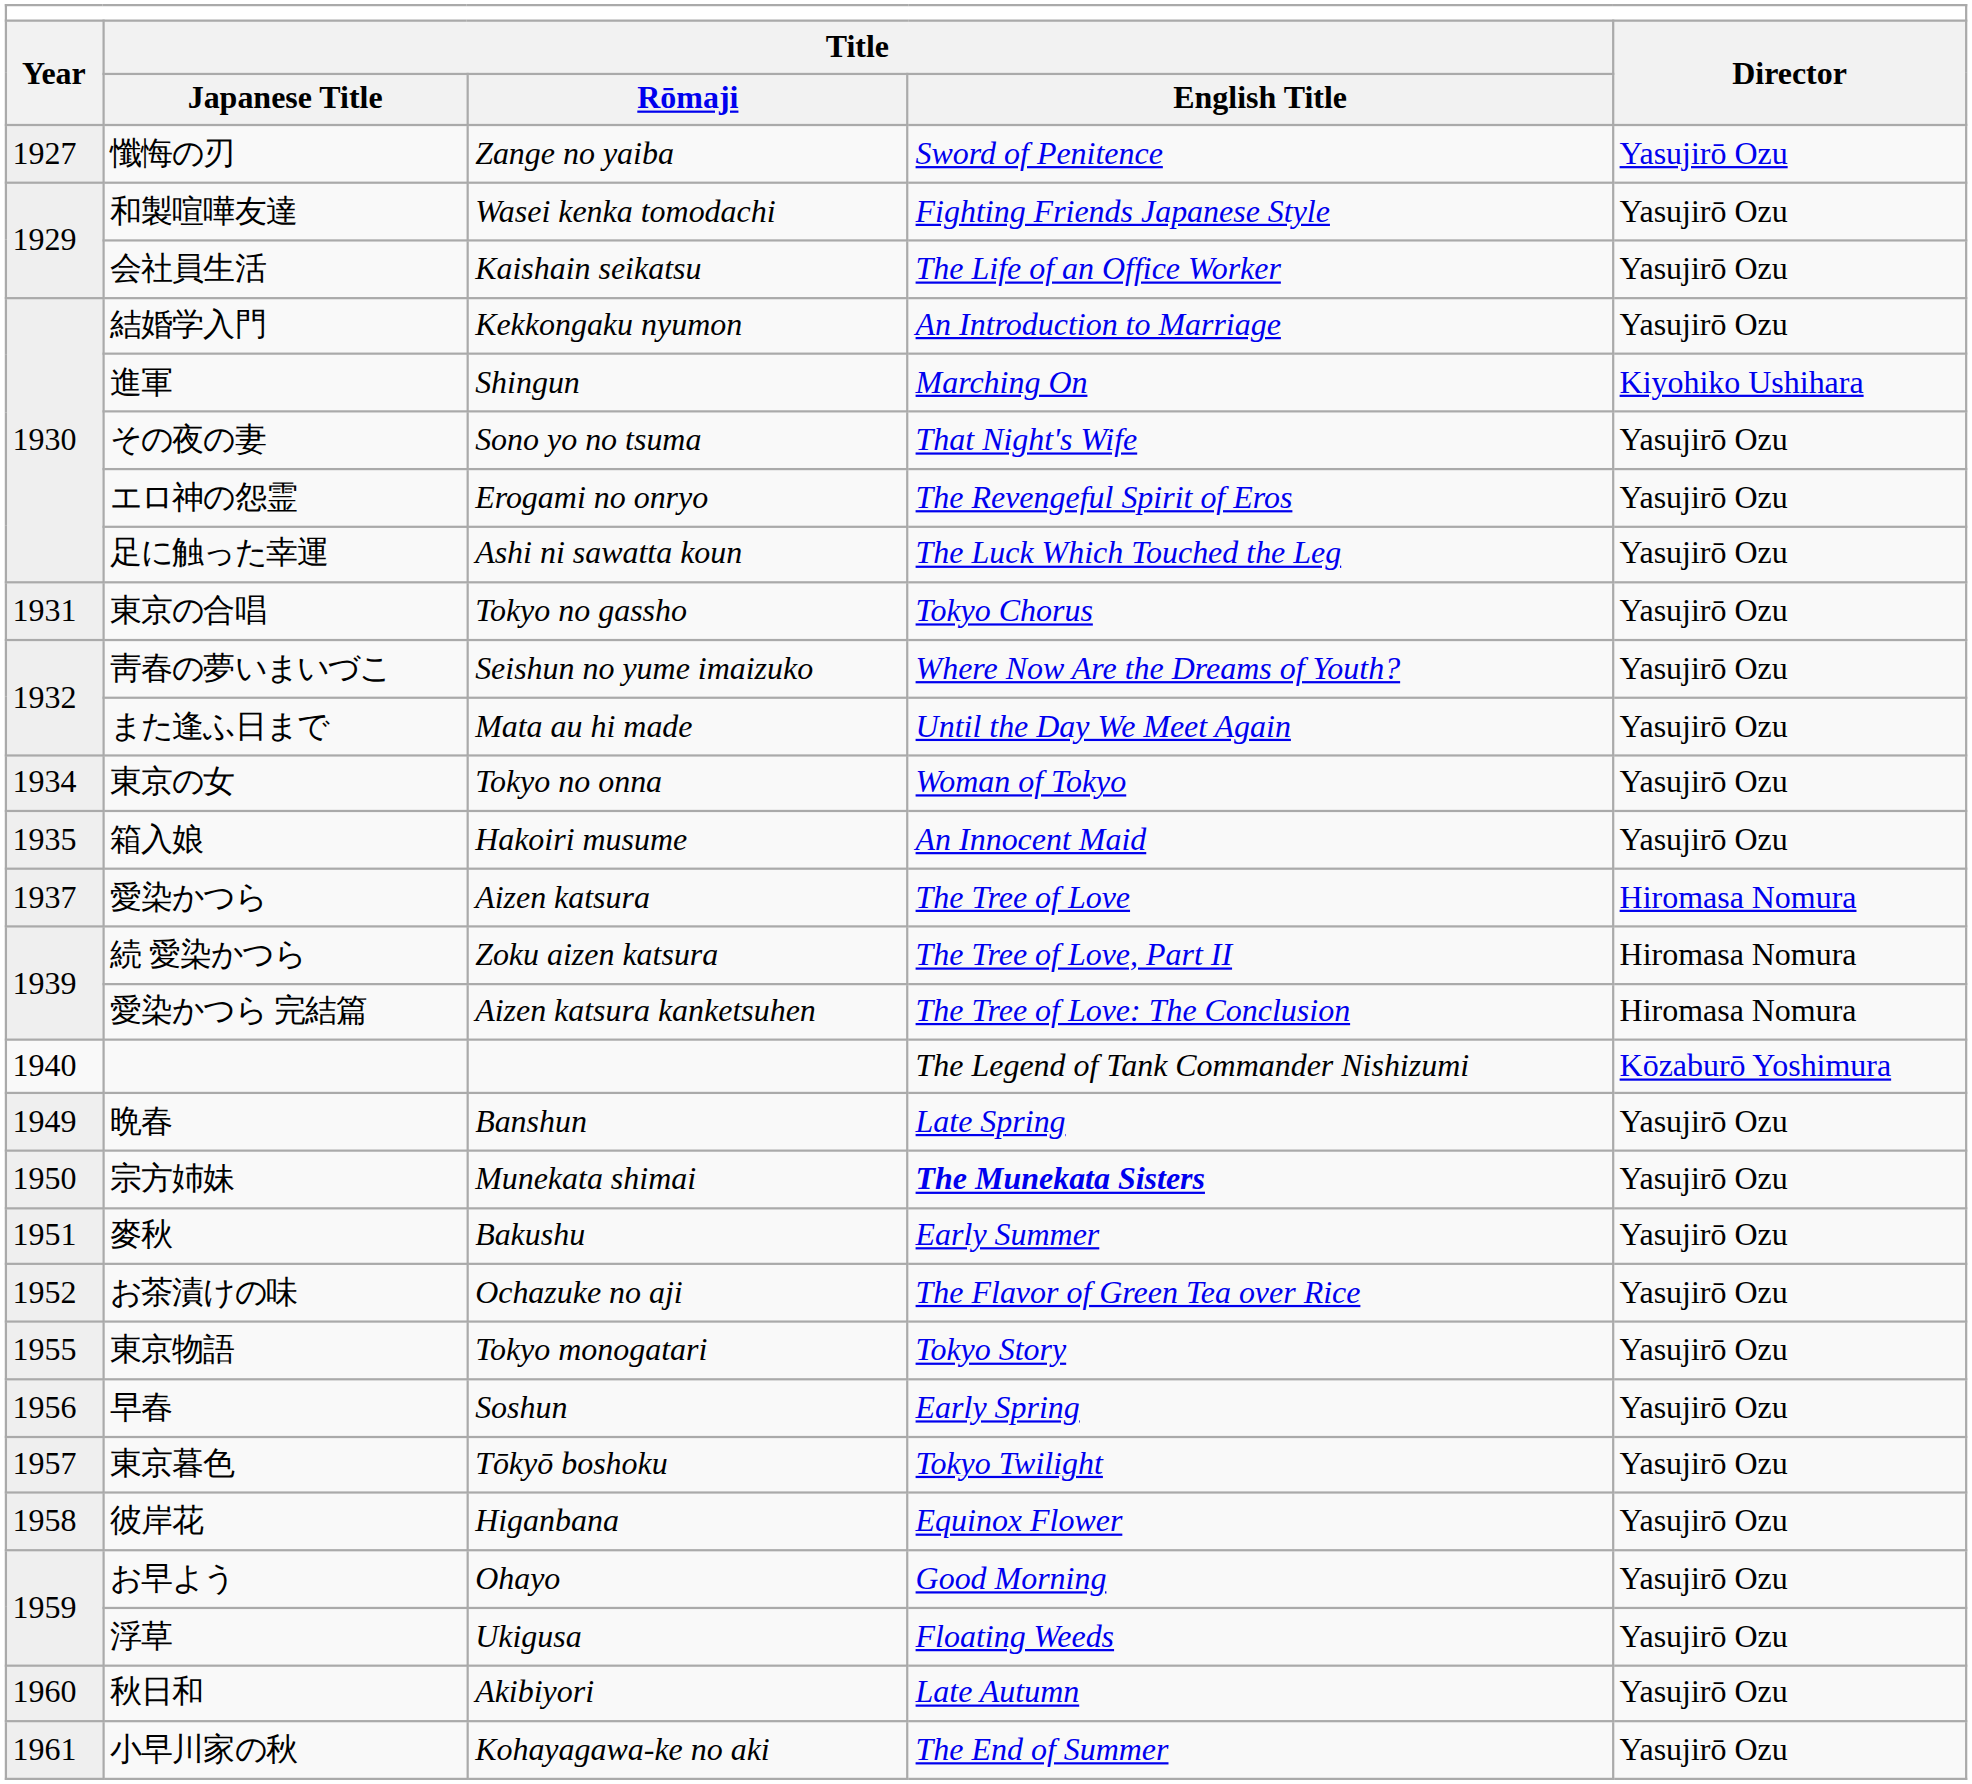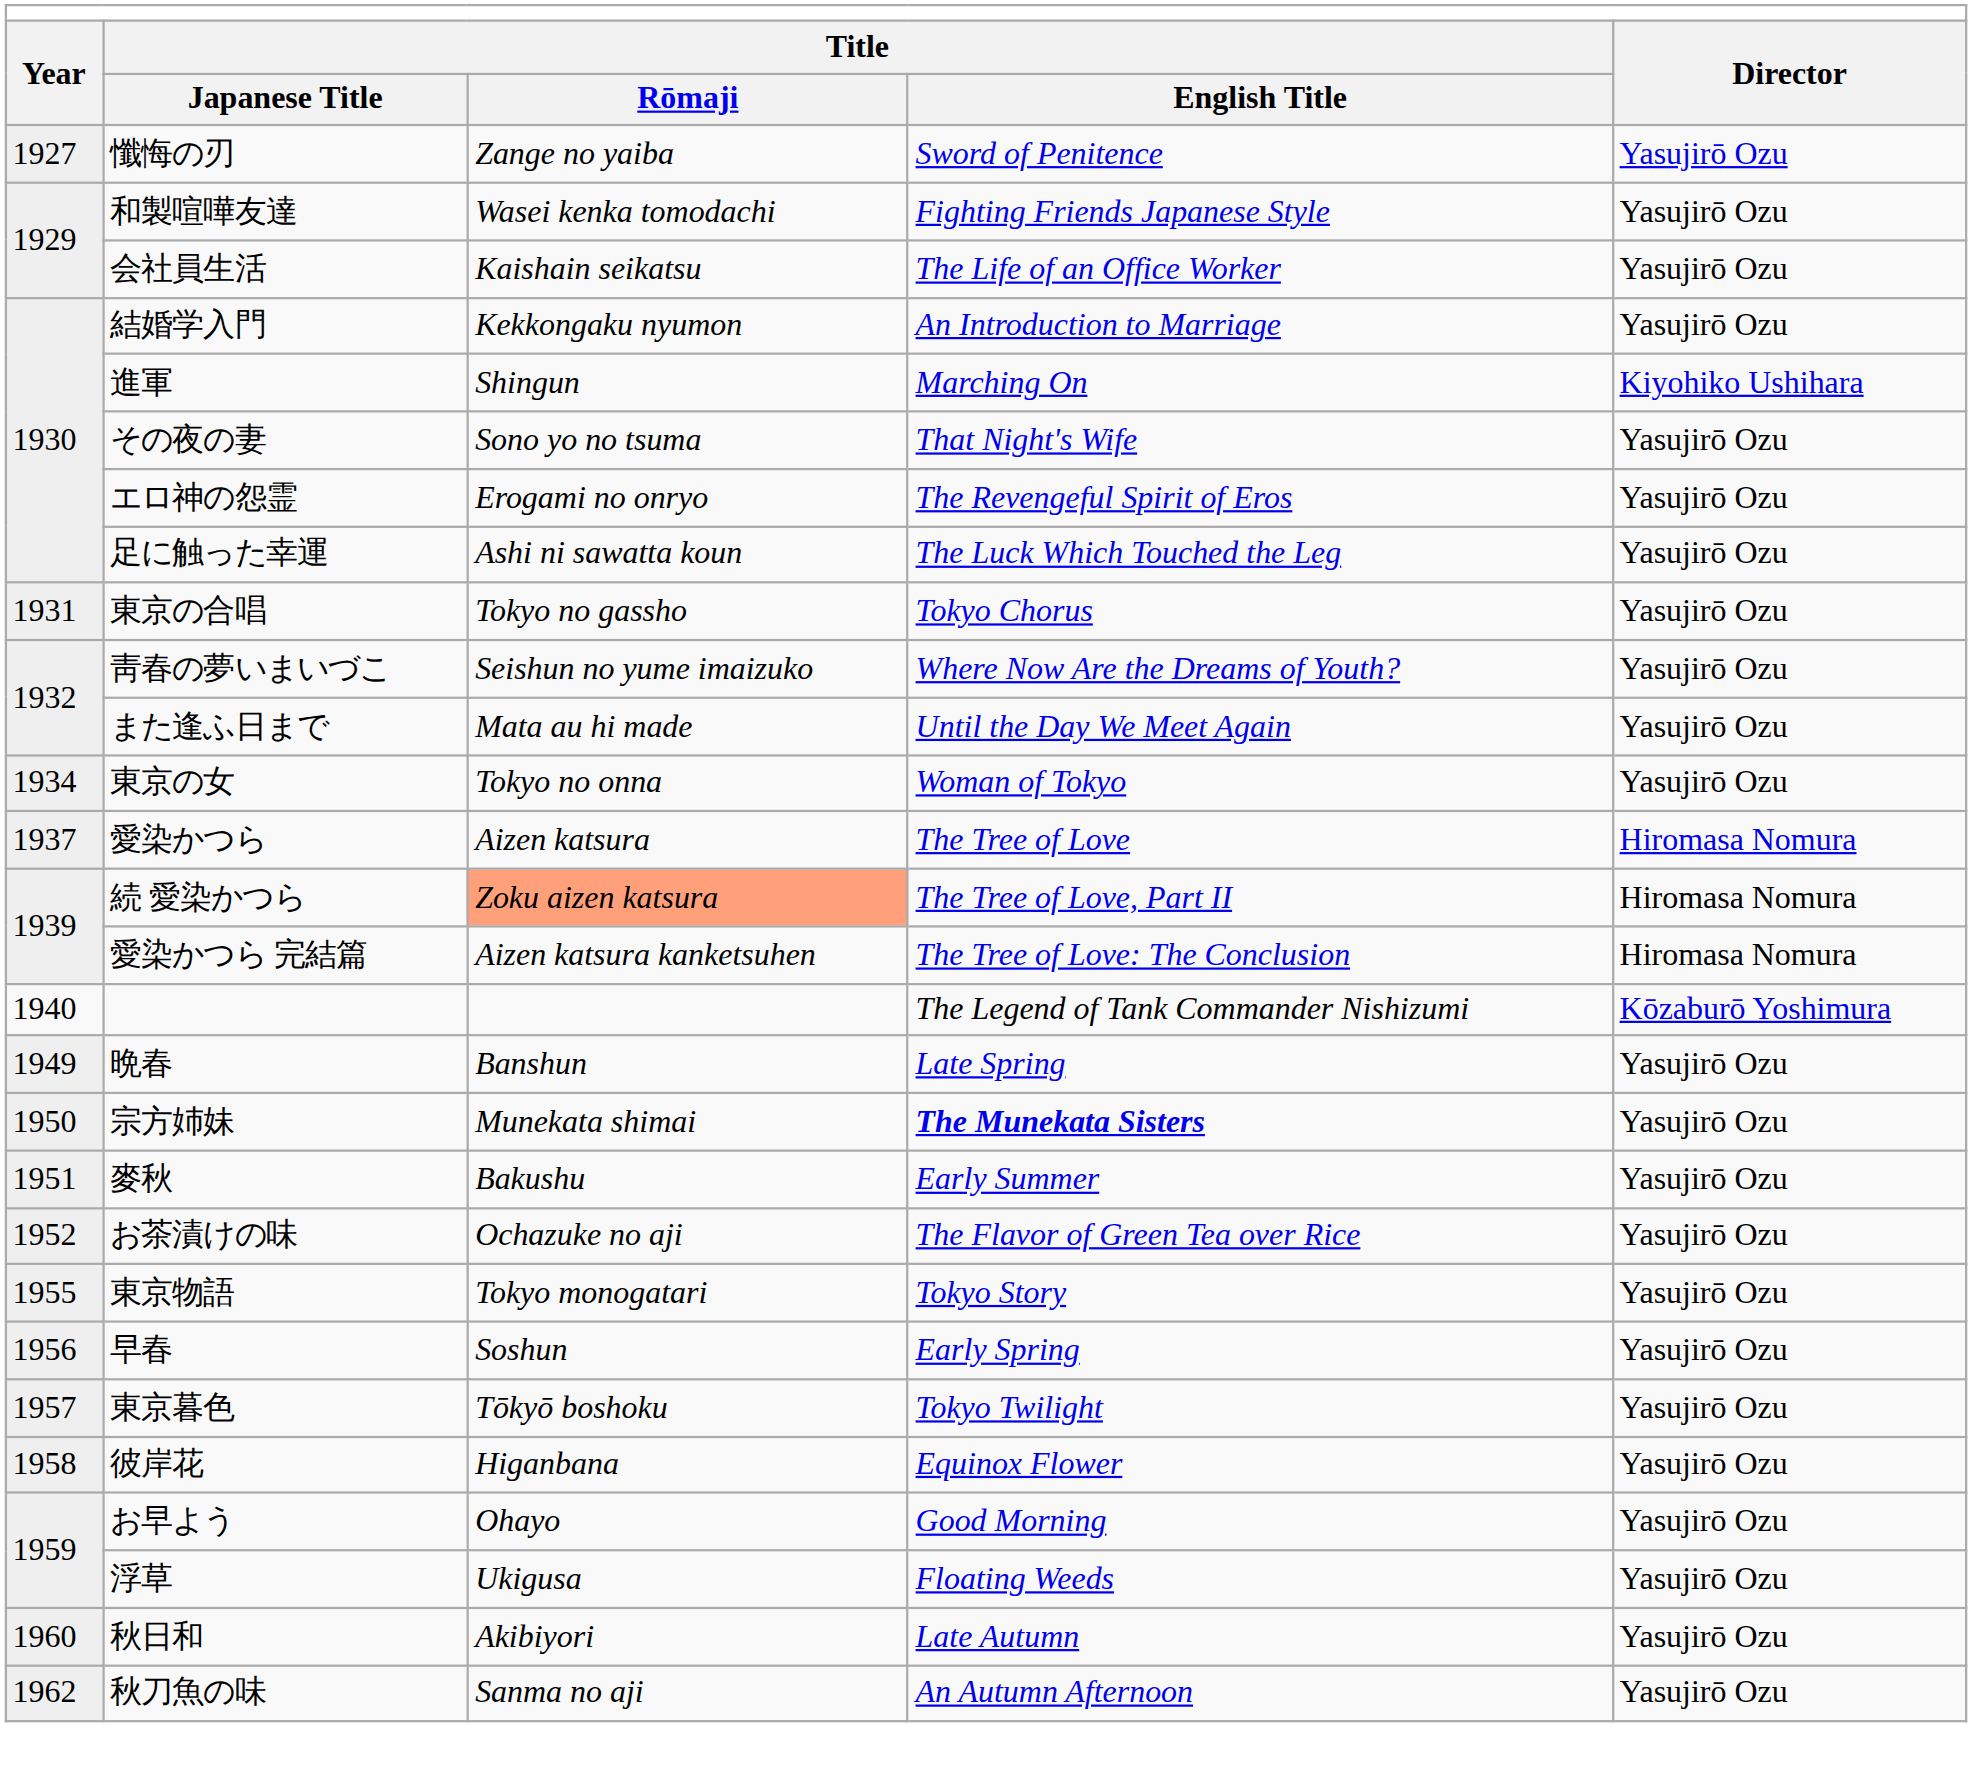- row: (157, 839)
(597, 953) no background -> (597, 896) lightsalmon background
- row: (203, 1749)
+ row: (188, 1692)
